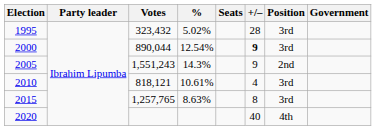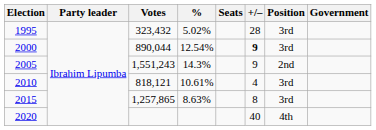(153, 99) 1,257,765 -> (153, 99) 1,257,865
